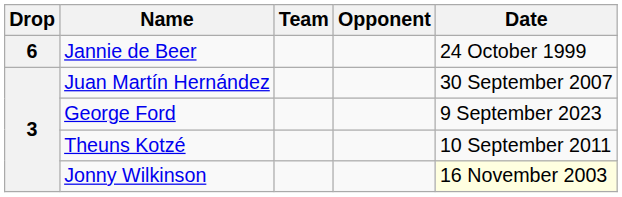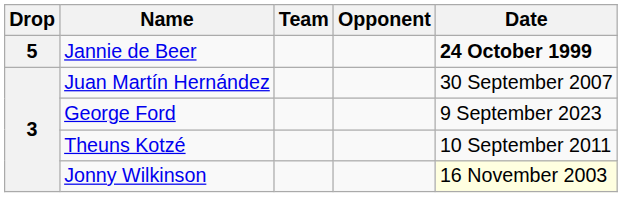(32, 51) 6 -> (32, 51) 5
(513, 51) normal -> (516, 51) bold
